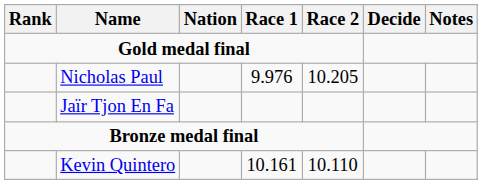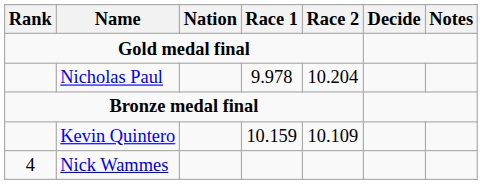(272, 77) 9.976 -> (272, 77) 9.978
(333, 77) 10.205 -> (333, 77) 10.204
- row: (117, 106)
(272, 164) 10.161 -> (272, 135) 10.159
(333, 164) 10.110 -> (333, 135) 10.109
+ row: (114, 164)
